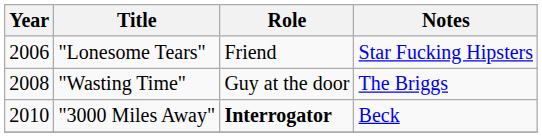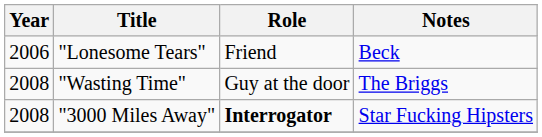(446, 52) Star Fucking Hipsters -> (379, 52) Beck
(29, 115) 2010 -> (29, 115) 2008
(379, 115) Beck -> (446, 115) Star Fucking Hipsters
